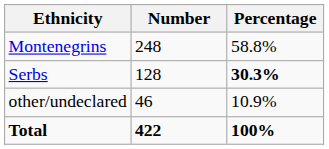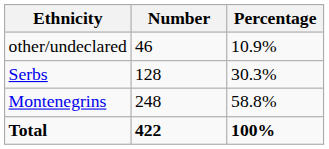rows swapped: (57, 46) <-> (68, 102)
(255, 74) bold -> (254, 74) normal
